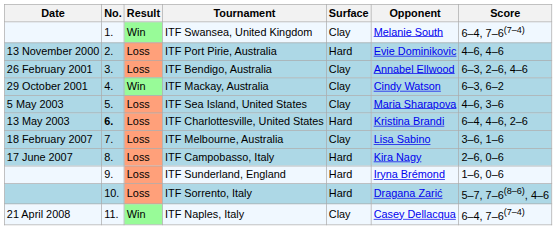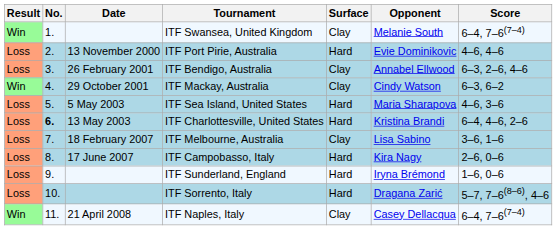columns swapped: (143, 12) <-> (53, 12)
(340, 103) Clay -> (341, 103) Hard
